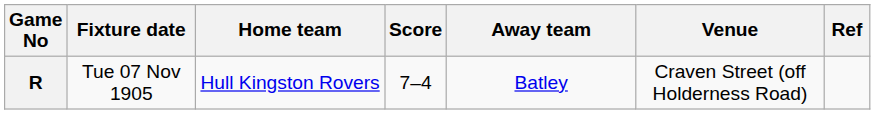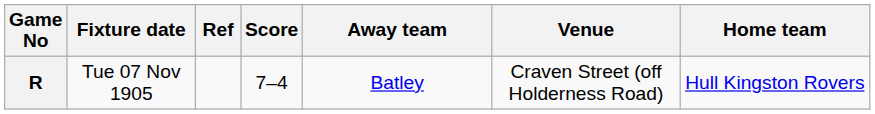columns swapped: (290, 30) <-> (847, 30)
